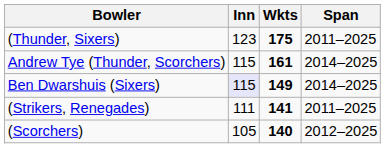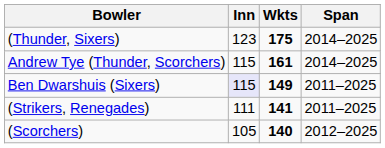(340, 39) 2011–2025 -> (341, 39) 2014–2025
(341, 85) 2014–2025 -> (340, 85) 2011–2025
